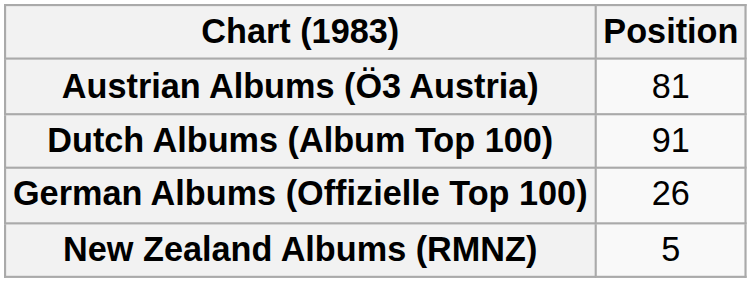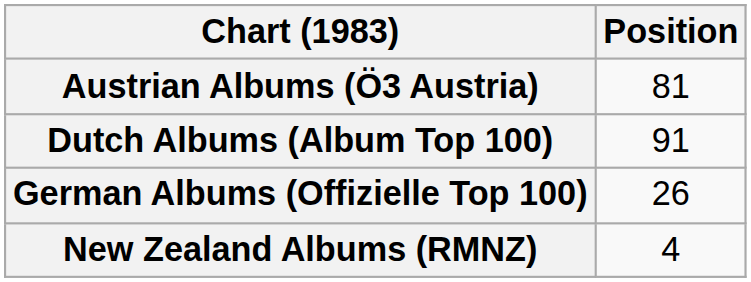(671, 248) 5 -> (671, 248) 4
